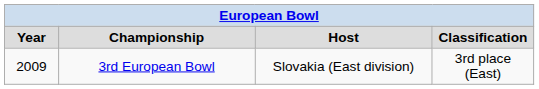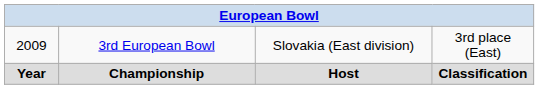rows swapped: (31, 37) <-> (31, 66)
